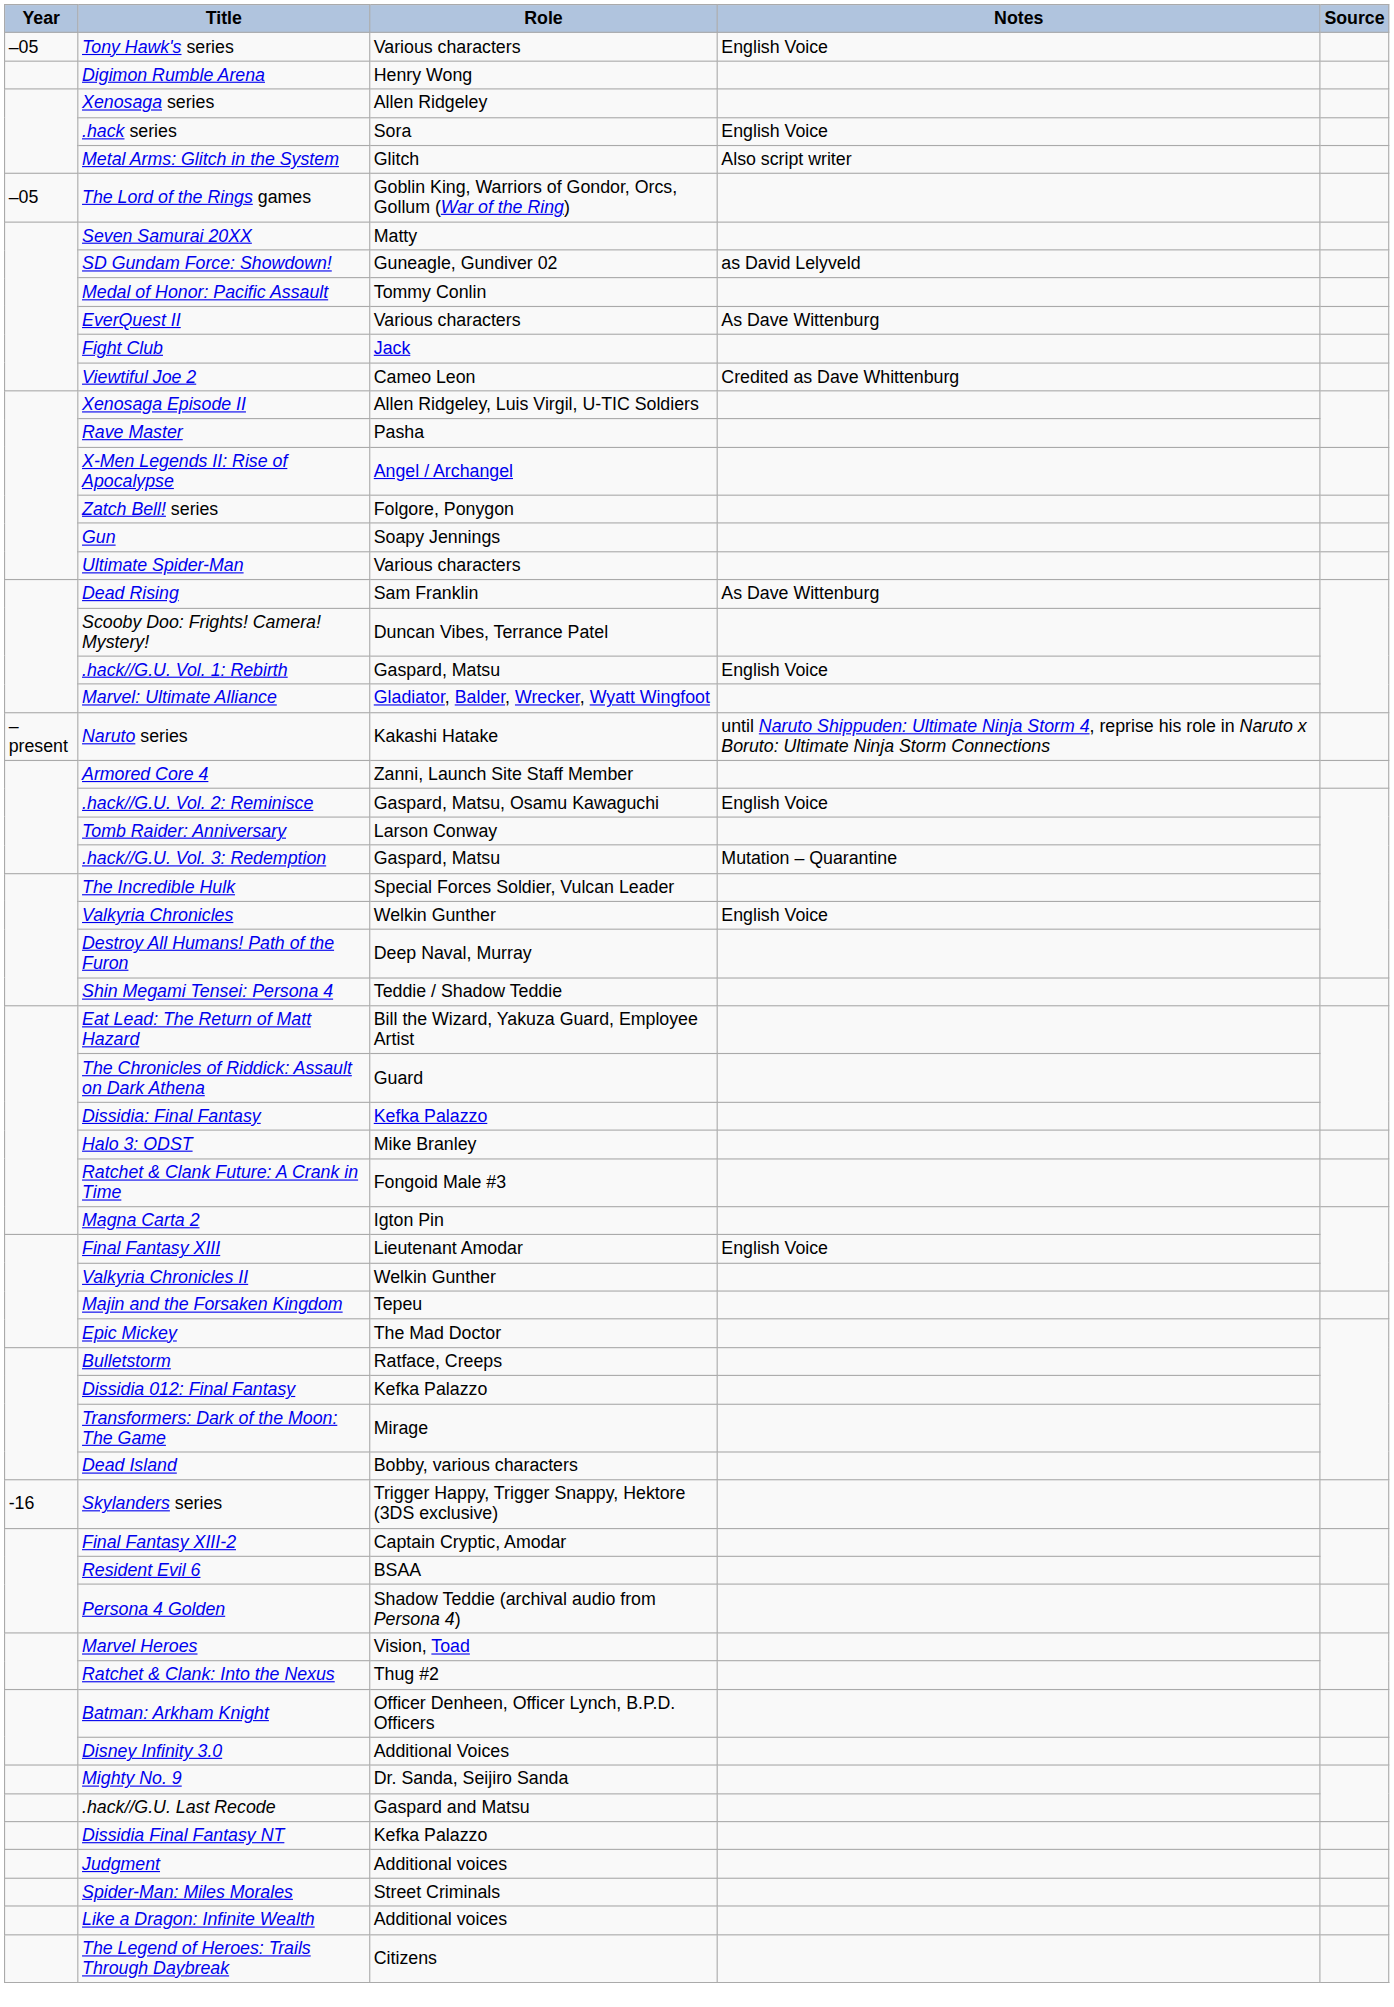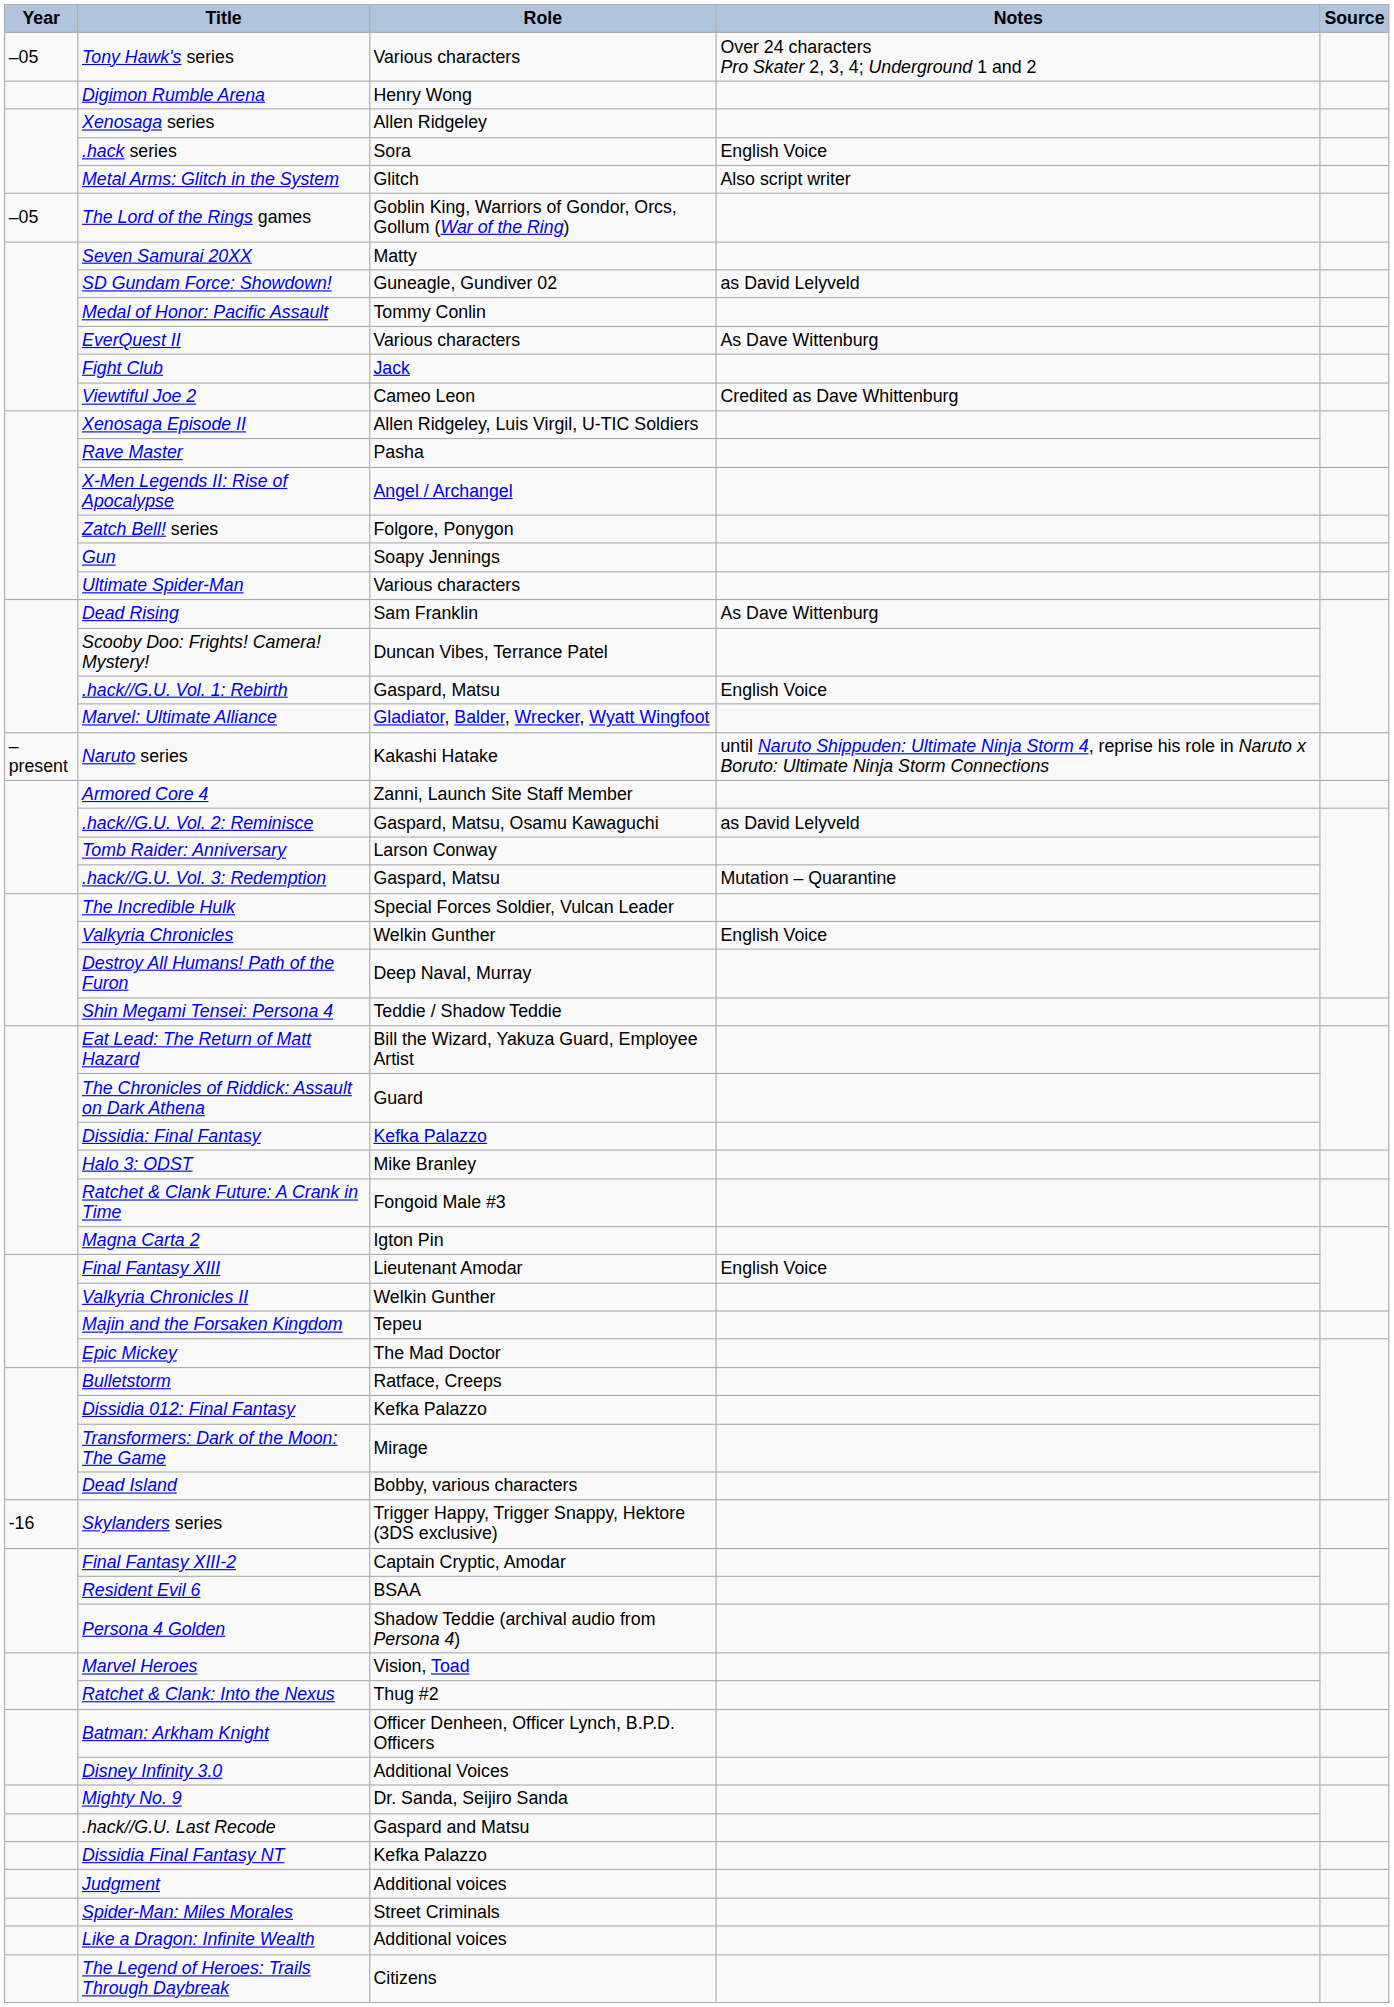(775, 46) English Voice -> (878, 56) Over 24 characters Pro Skater 2, 3, 4; Underground 1 and 2
(775, 802) English Voice -> (790, 822) as David Lelyveld
